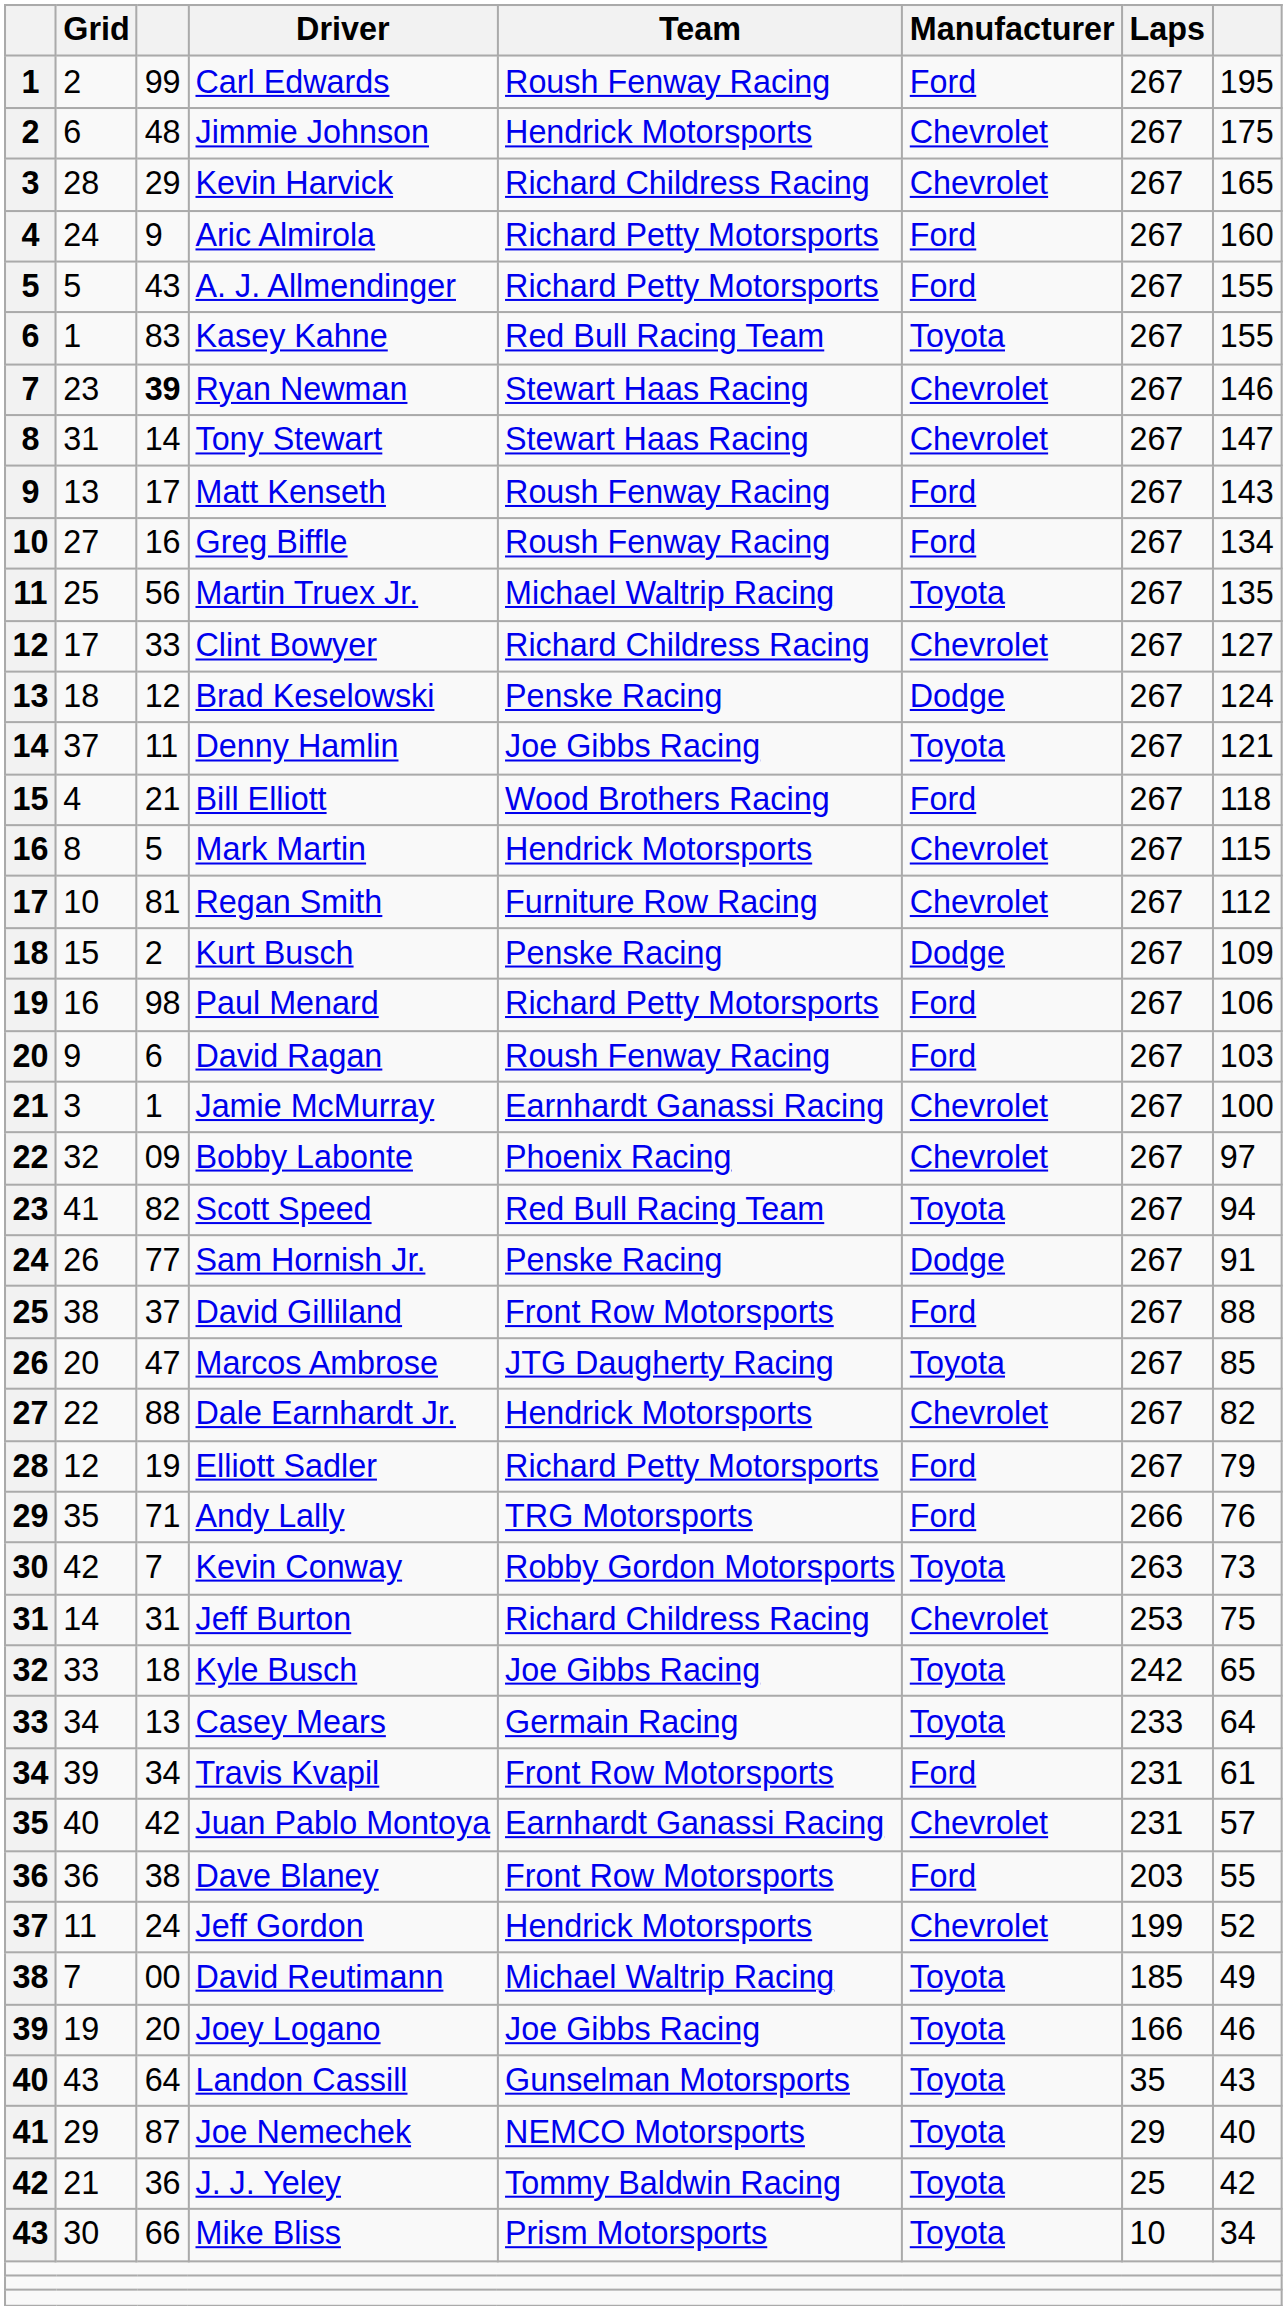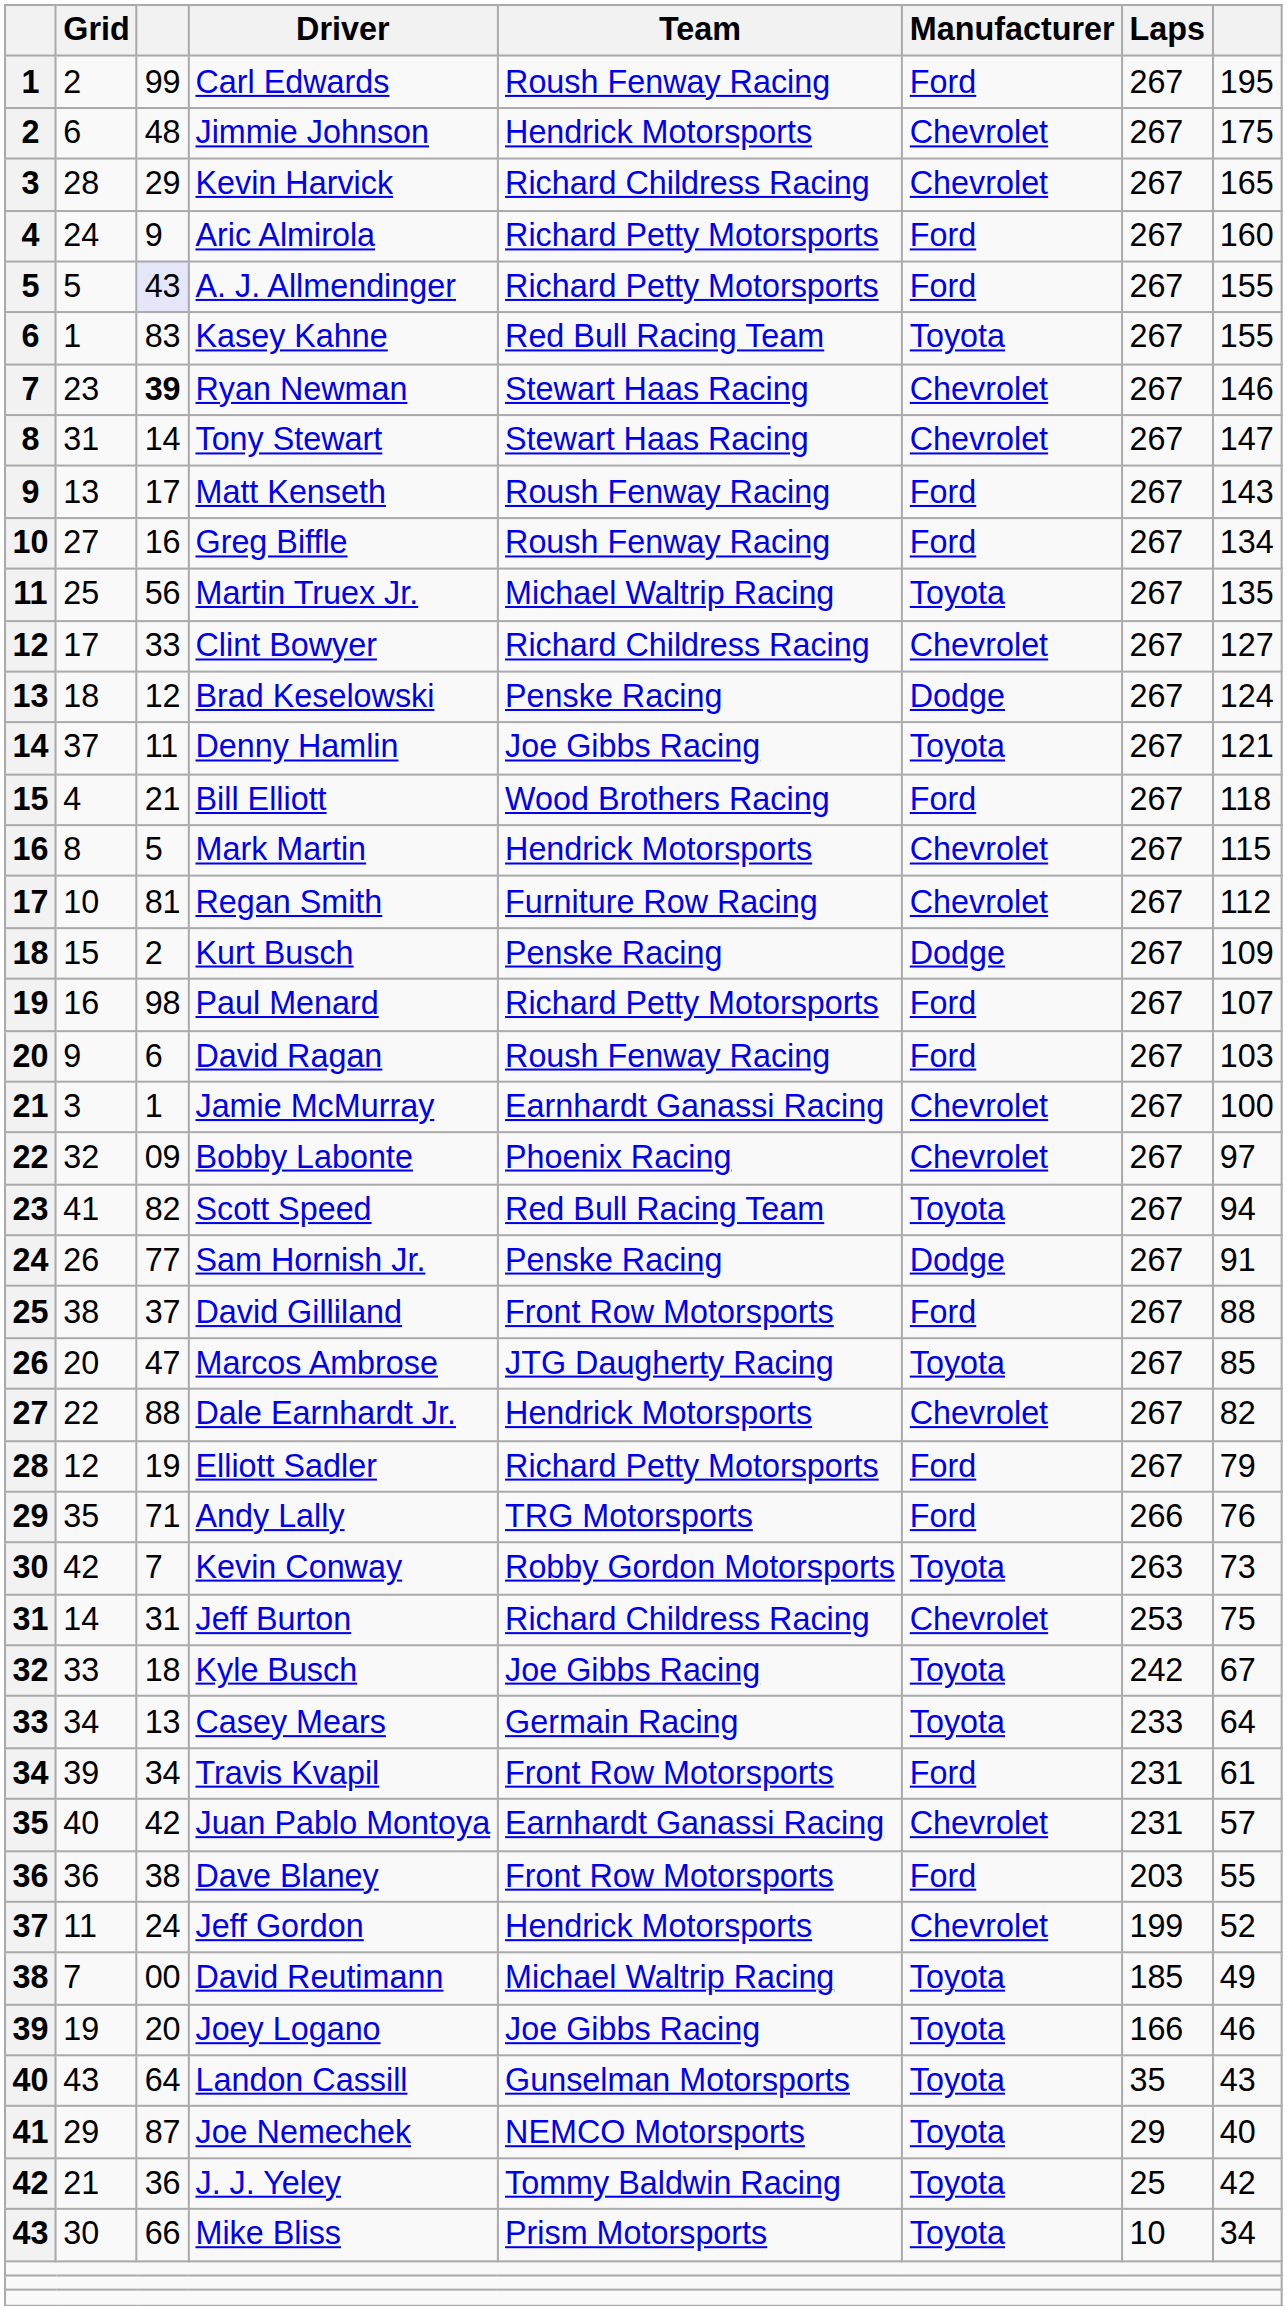(163, 286) no background -> (163, 286) lavender background
(1247, 1004) 106 -> (1247, 1004) 107
(1238, 1670) 65 -> (1238, 1670) 67
